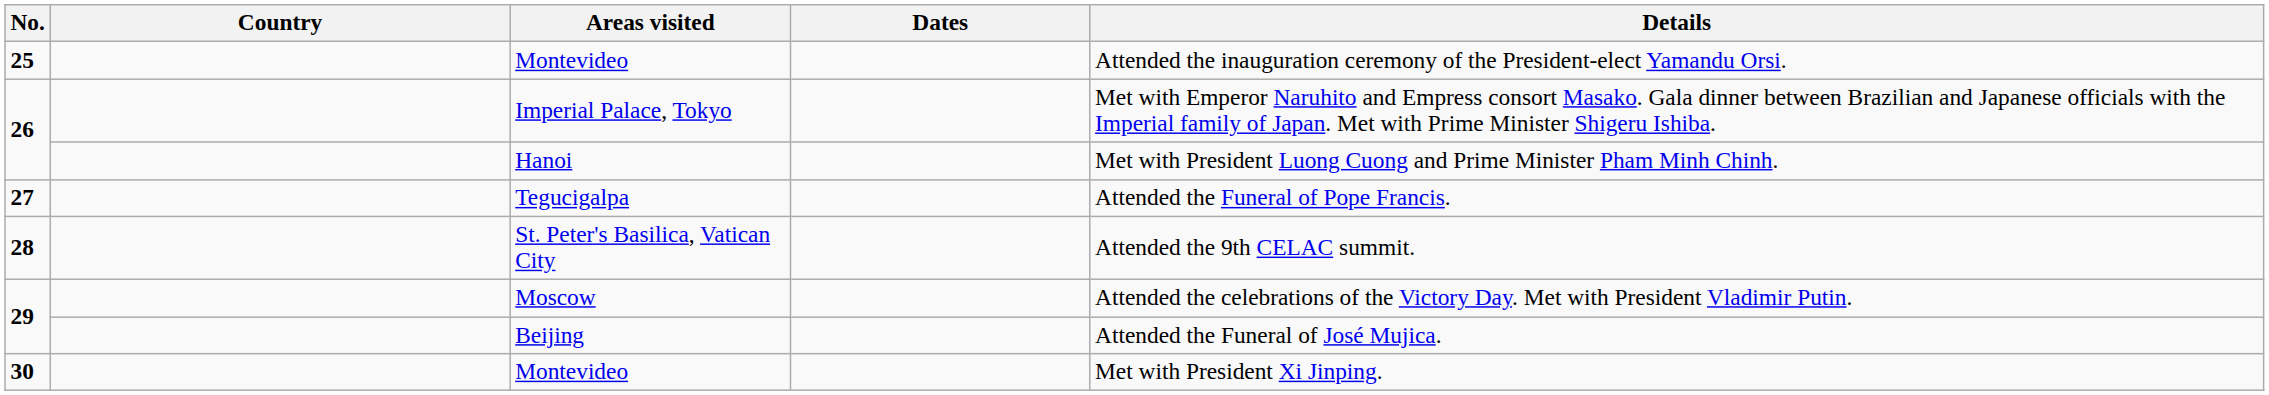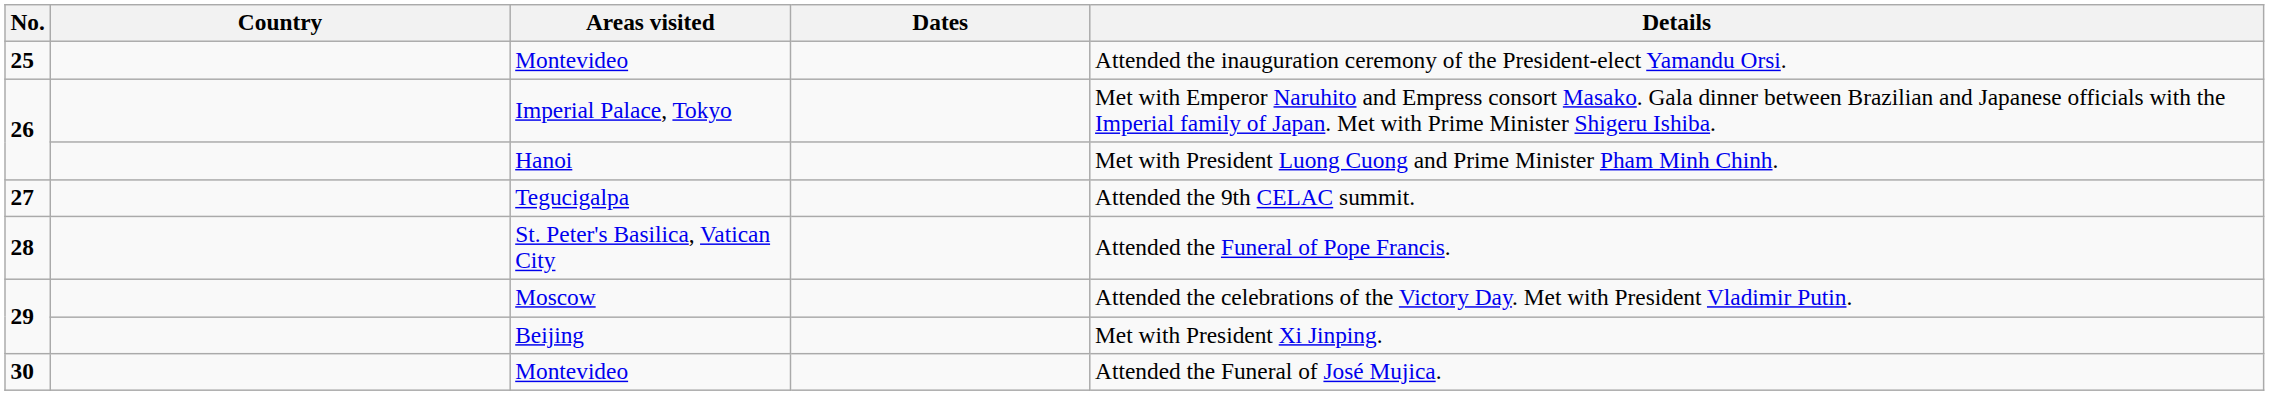(1273, 197) Attended the Funeral of Pope Francis. -> (1255, 197) Attended the 9th CELAC summit.
(1255, 247) Attended the 9th CELAC summit. -> (1273, 247) Attended the Funeral of Pope Francis.
(1268, 334) Attended the Funeral of José Mujica. -> (1239, 334) Met with President Xi Jinping.
(1239, 371) Met with President Xi Jinping. -> (1268, 371) Attended the Funeral of José Mujica.
